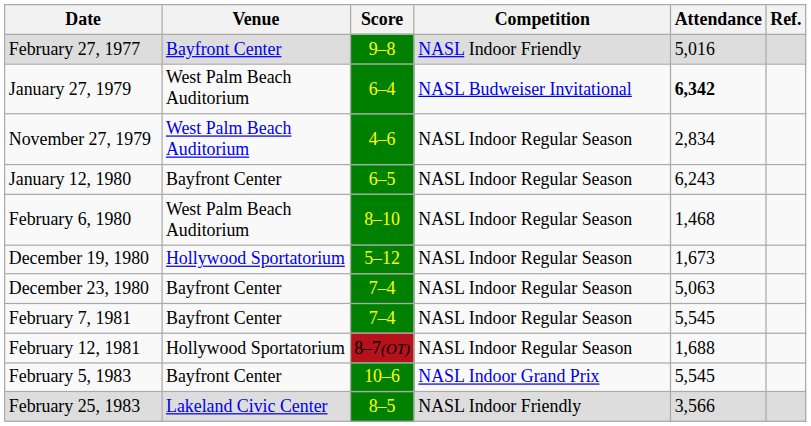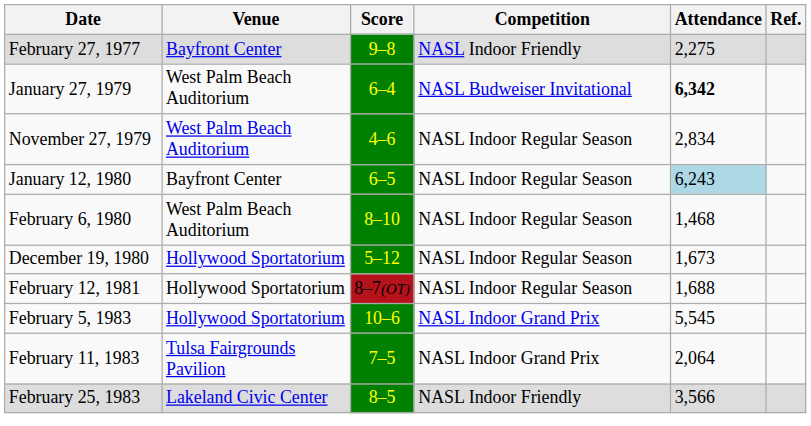(695, 49) 5,016 -> (695, 49) 2,275
(695, 179) no background -> (695, 179) lightblue background
- row: (79, 289)
- row: (70, 318)
(224, 377) Bayfront Center -> (255, 318) Hollywood Sportatorium
+ row: (74, 358)
